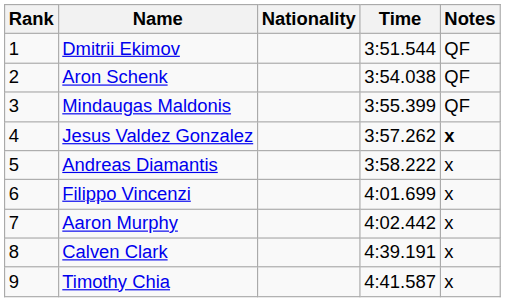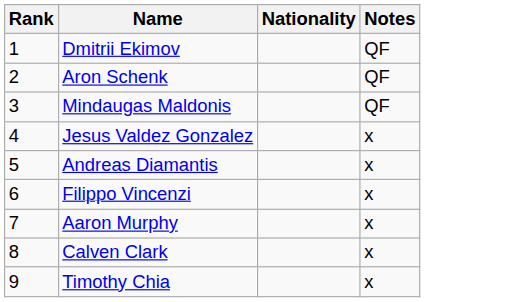- column: (400, 19)
(449, 135) bold -> (369, 135) normal
